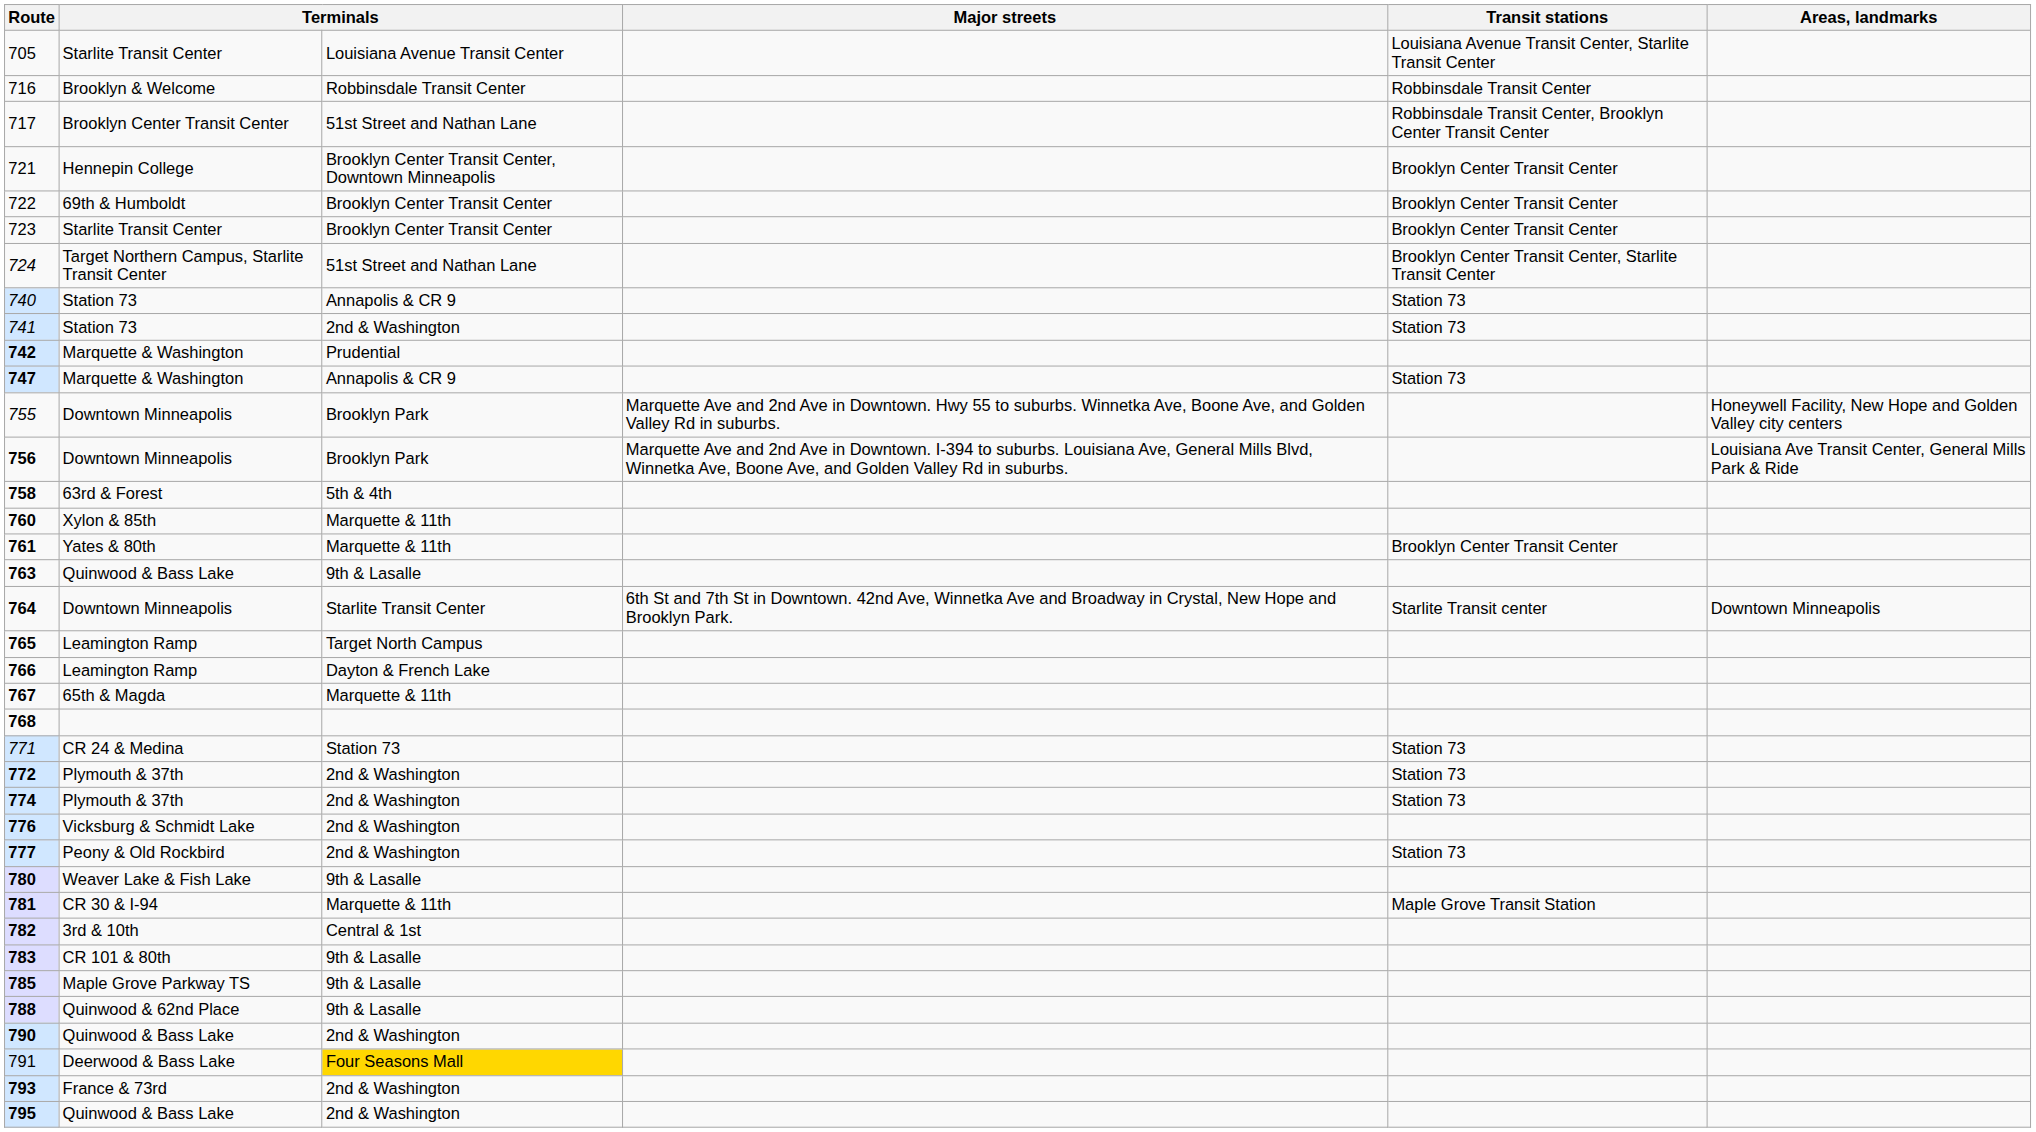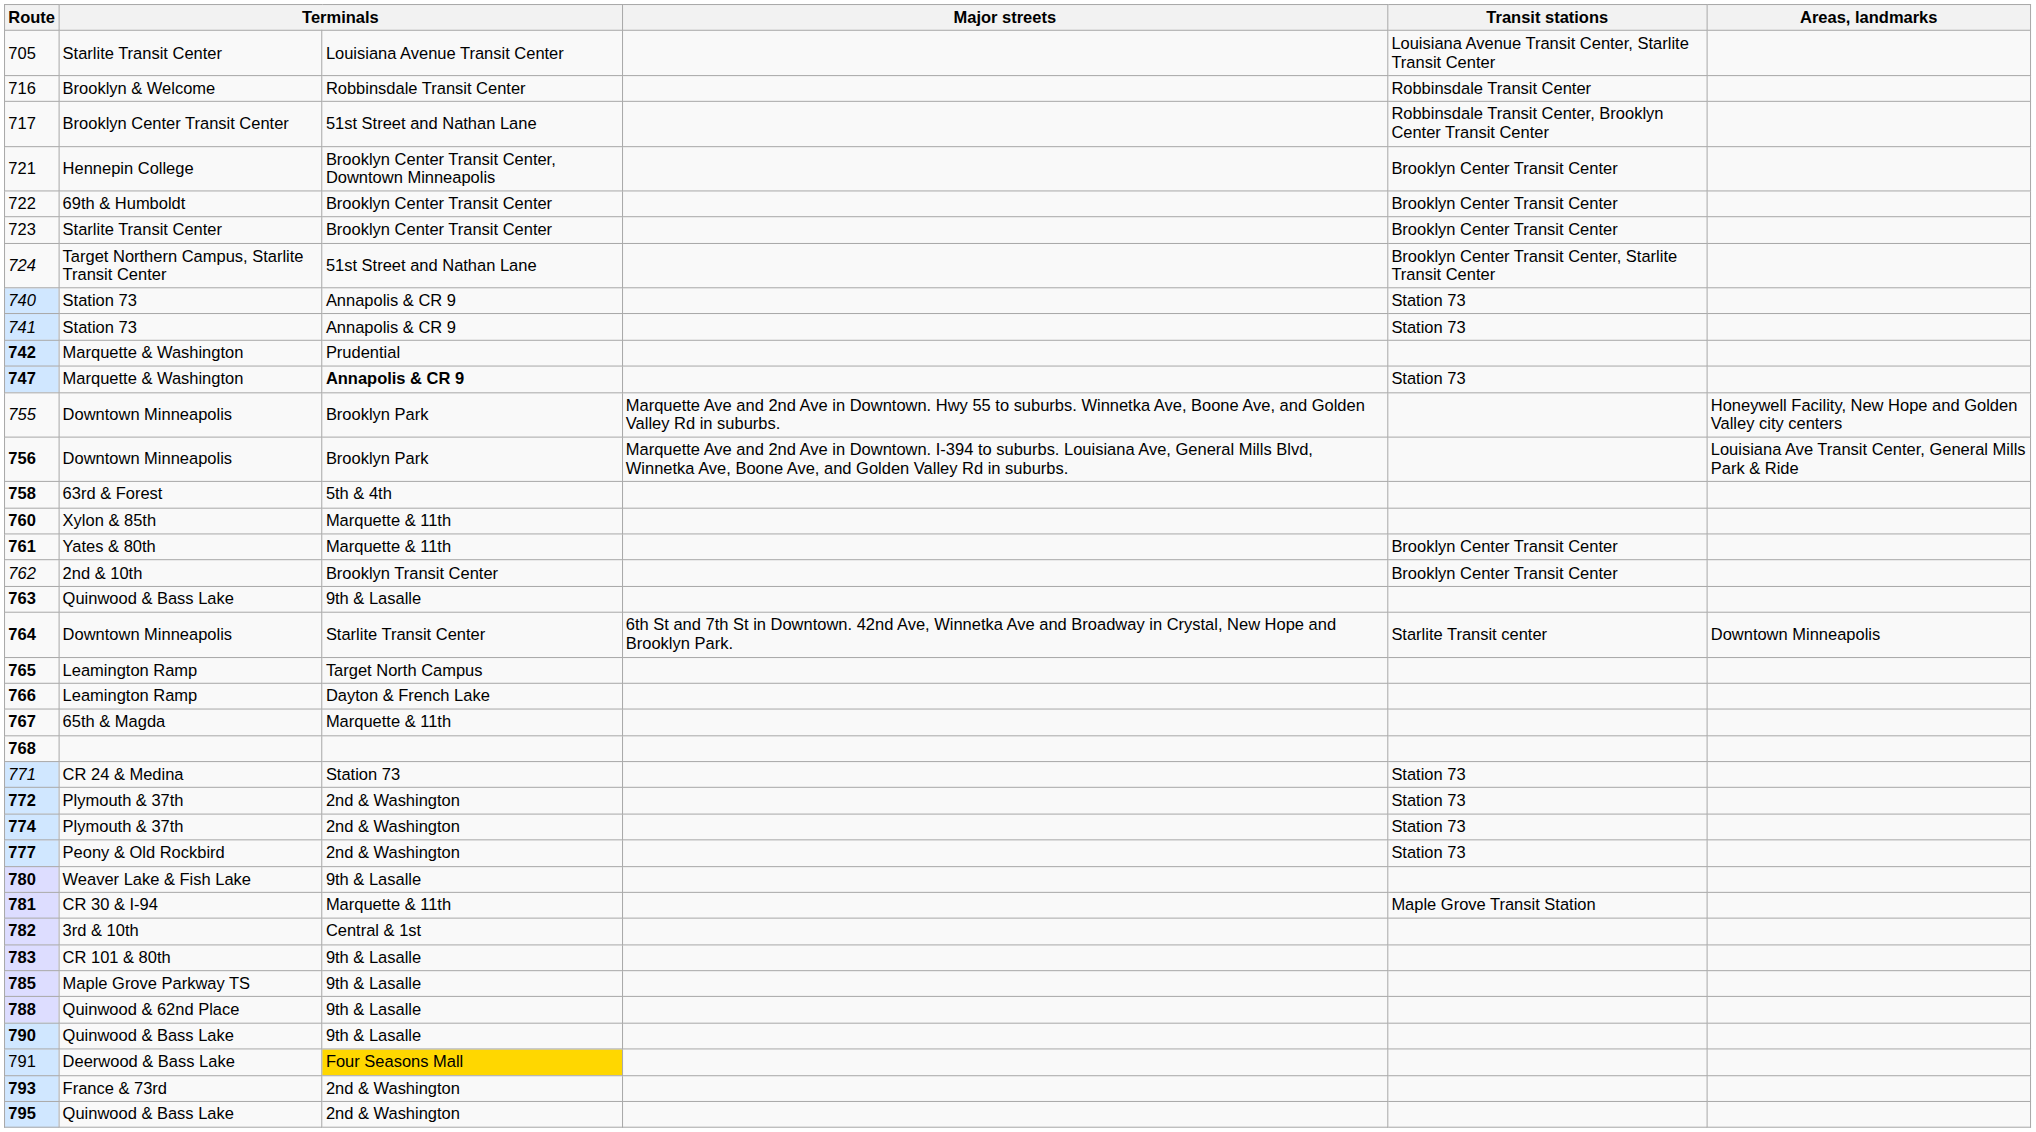(393, 326) 2nd & Washington -> (391, 326) Annapolis & CR 9
(391, 379) normal -> (395, 379) bold
+ row: (22, 573)
- row: (22, 826)
(393, 1035) 2nd & Washington -> (374, 1035) 9th & Lasalle
